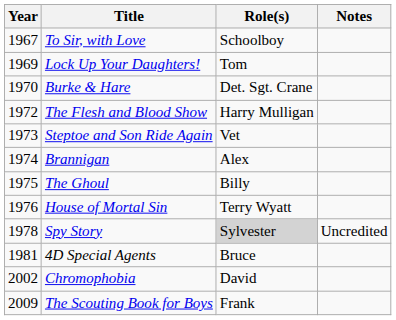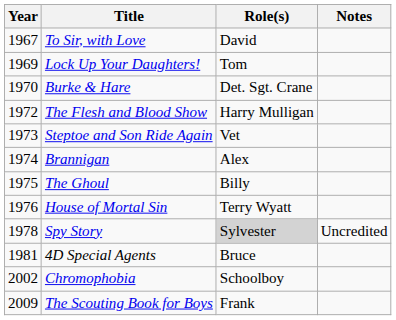(252, 40) Schoolboy -> (238, 40) David
(238, 278) David -> (252, 278) Schoolboy
